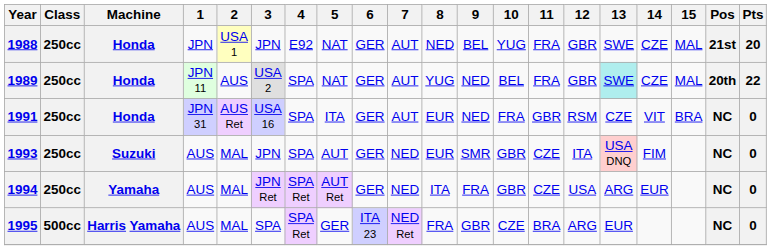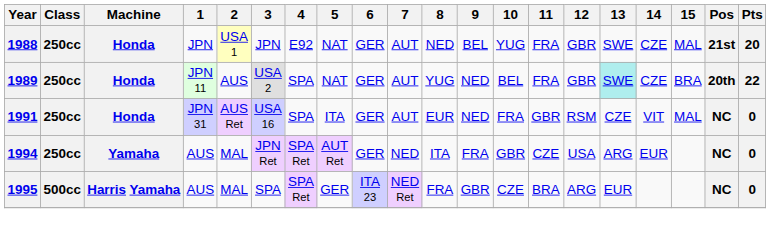(689, 80) MAL -> (688, 80) BRA
(689, 116) BRA -> (688, 116) MAL
- row: (22, 153)
